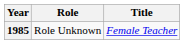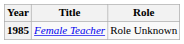columns swapped: (142, 13) <-> (68, 13)
